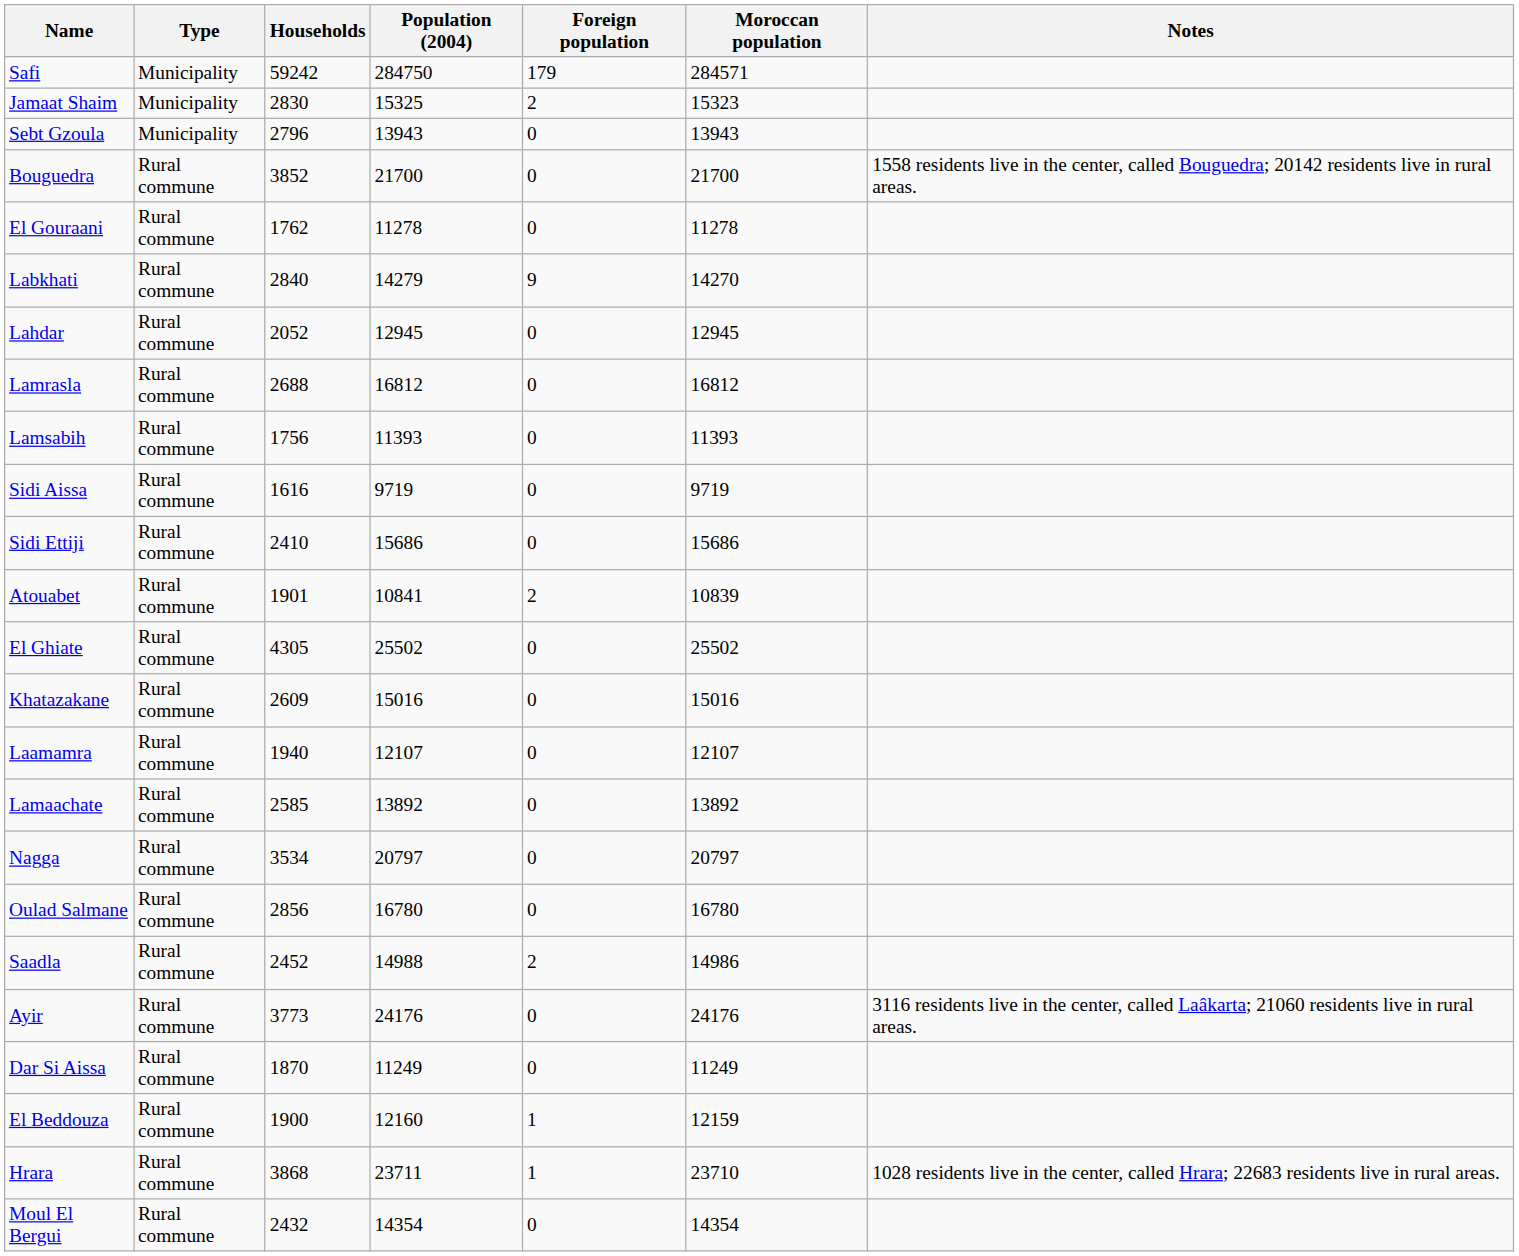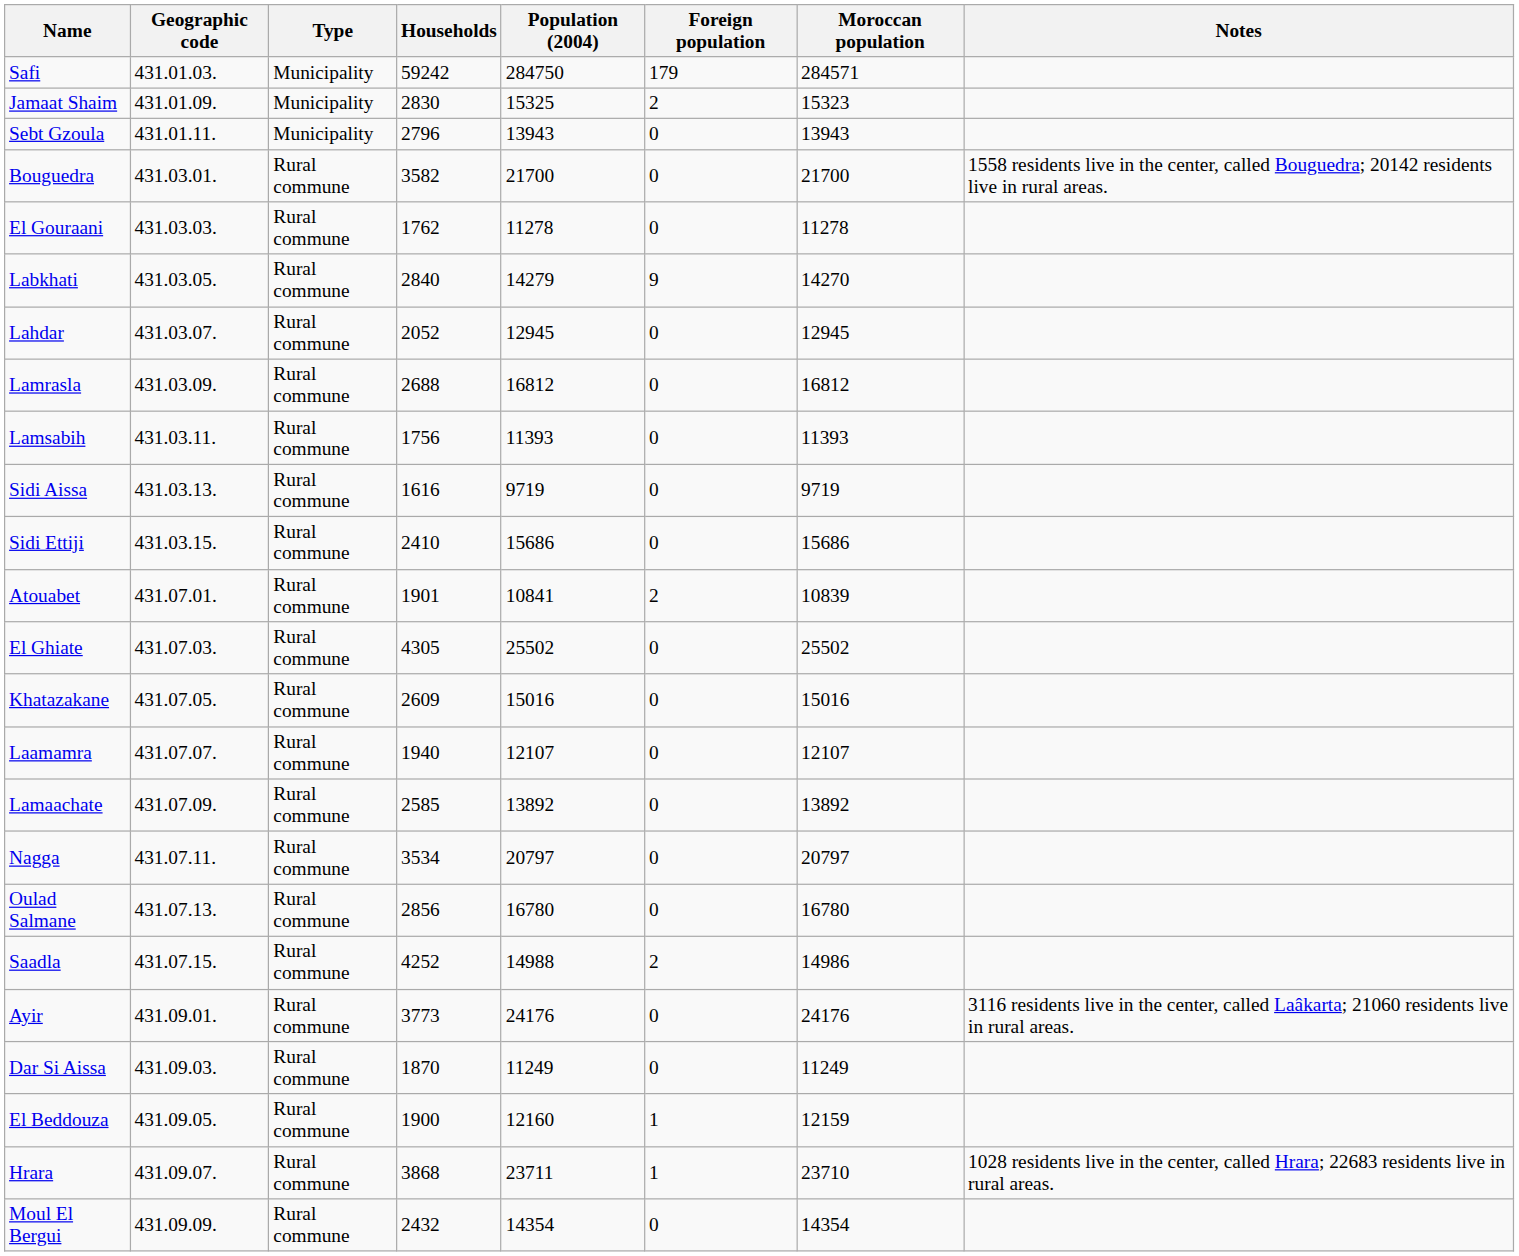+ column: (199, 30)
(289, 175) 3852 -> (420, 175) 3582
(289, 962) 2452 -> (420, 962) 4252
